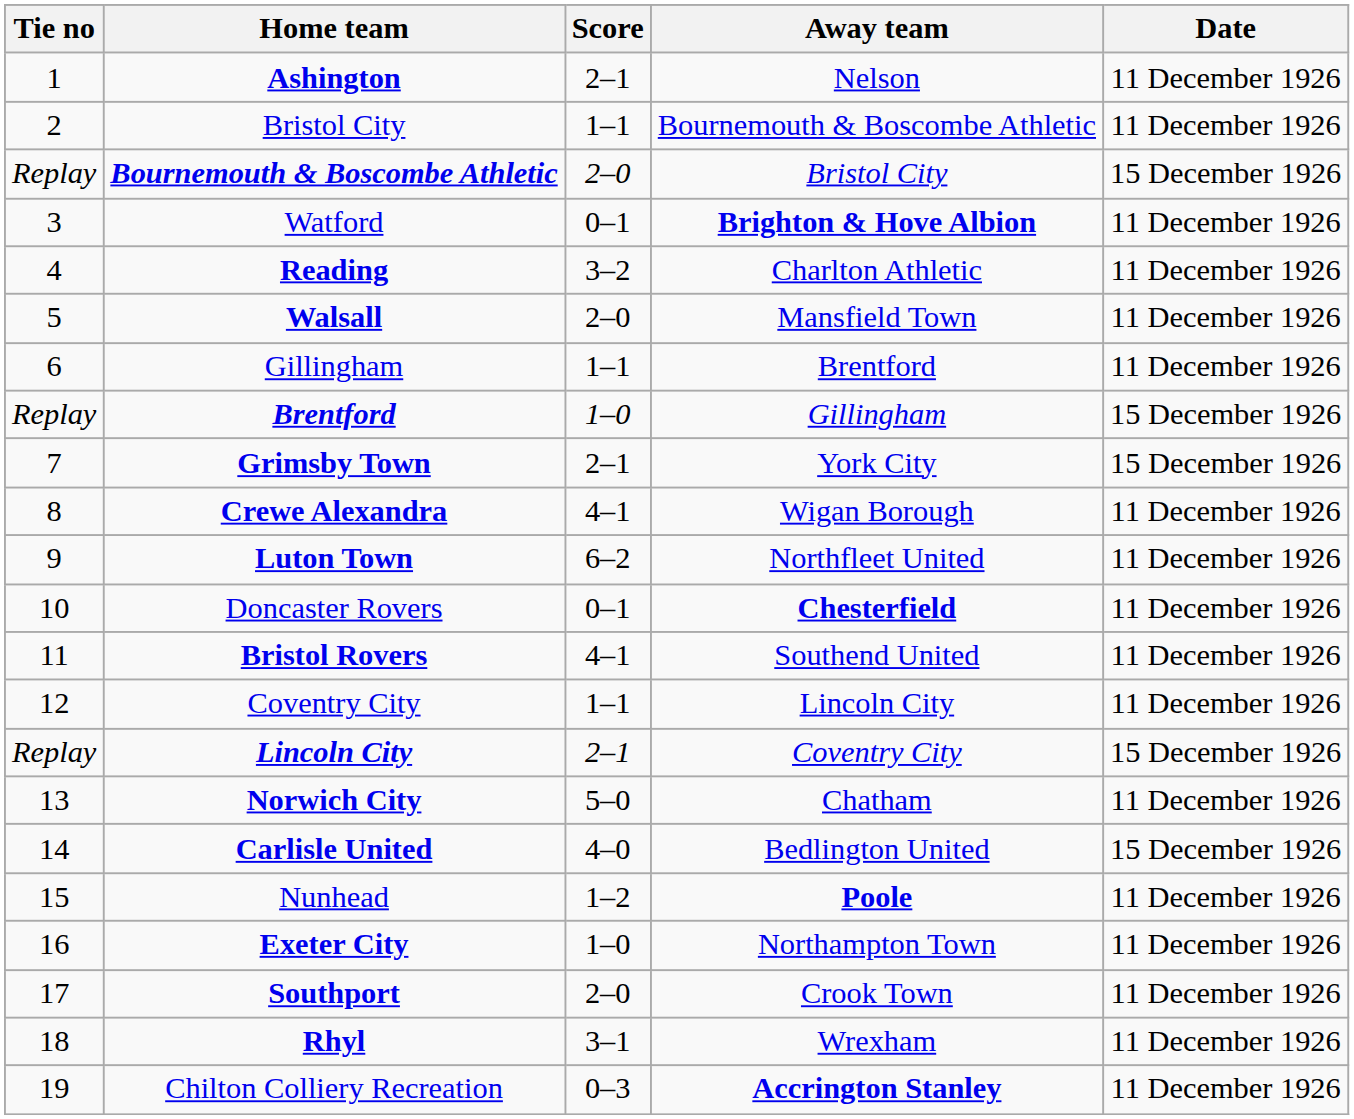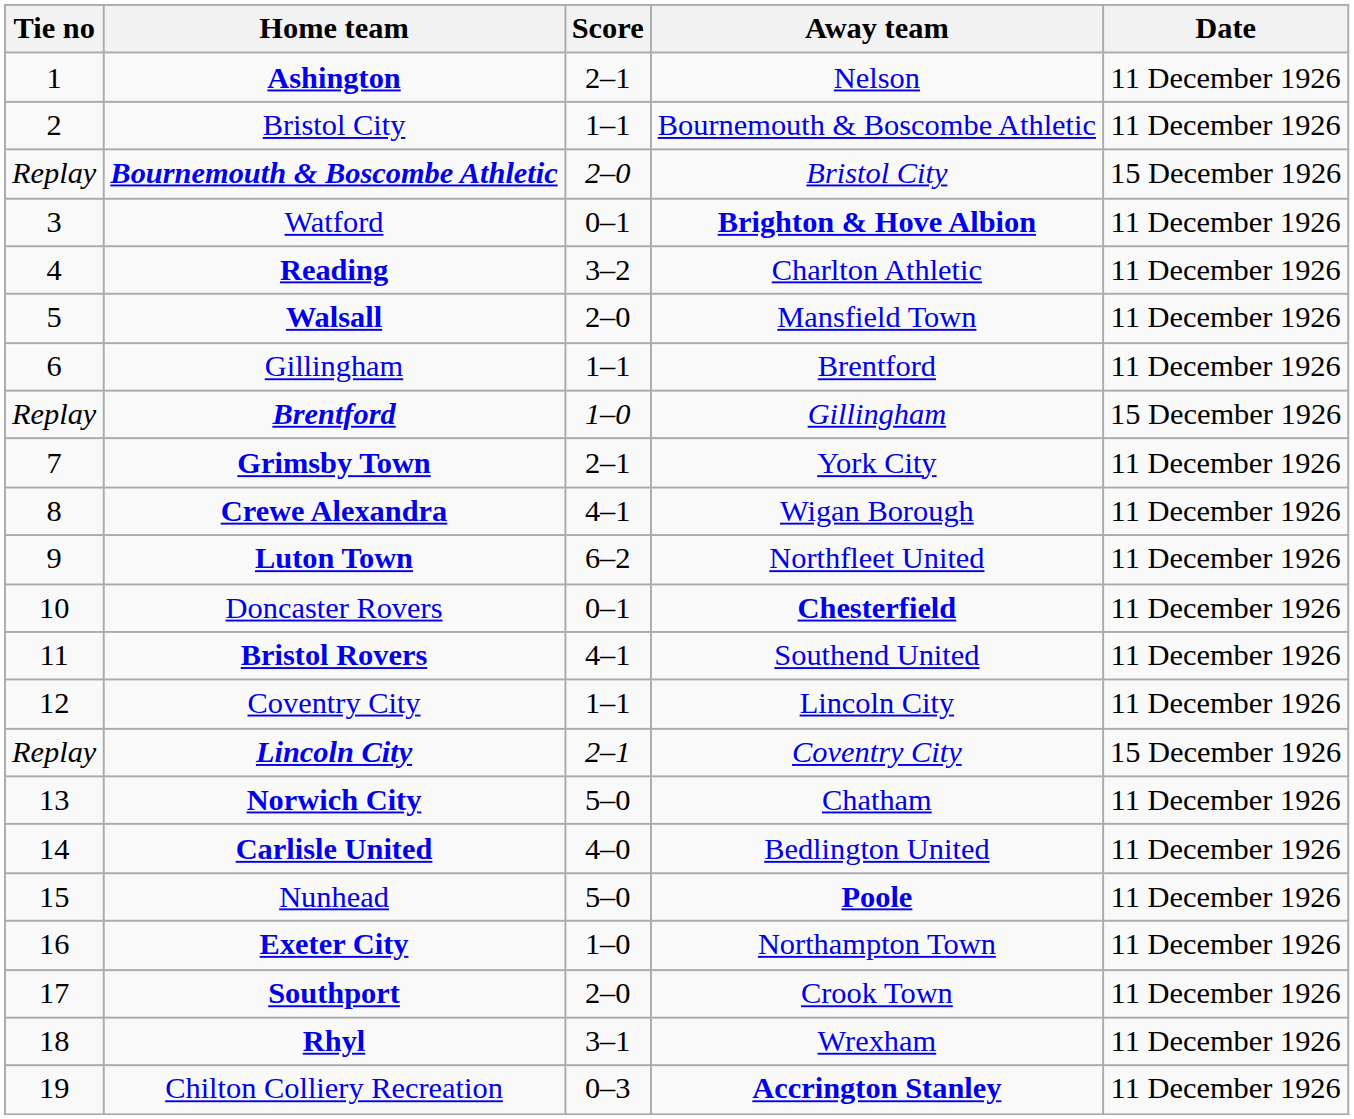(1226, 462) 15 December 1926 -> (1226, 462) 11 December 1926
(1226, 848) 15 December 1926 -> (1226, 848) 11 December 1926
(608, 896) 1–2 -> (608, 896) 5–0
